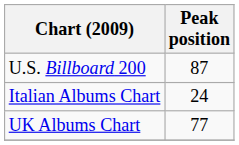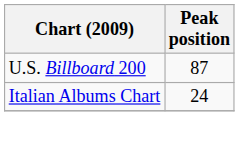- row: (75, 125)
